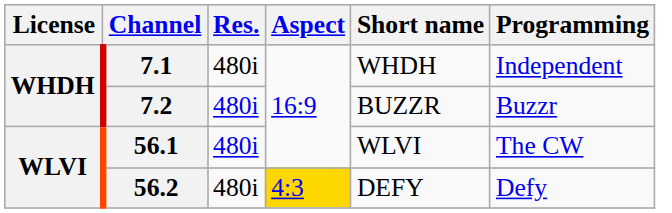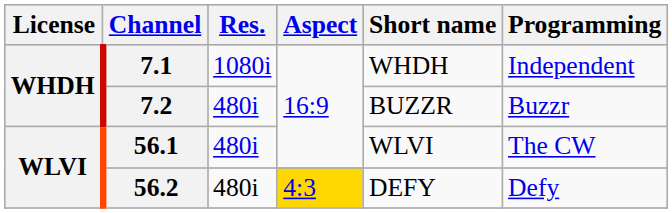(236, 65) 480i -> (242, 65) 1080i
